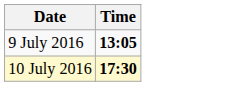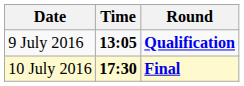+ column: (190, 17)
